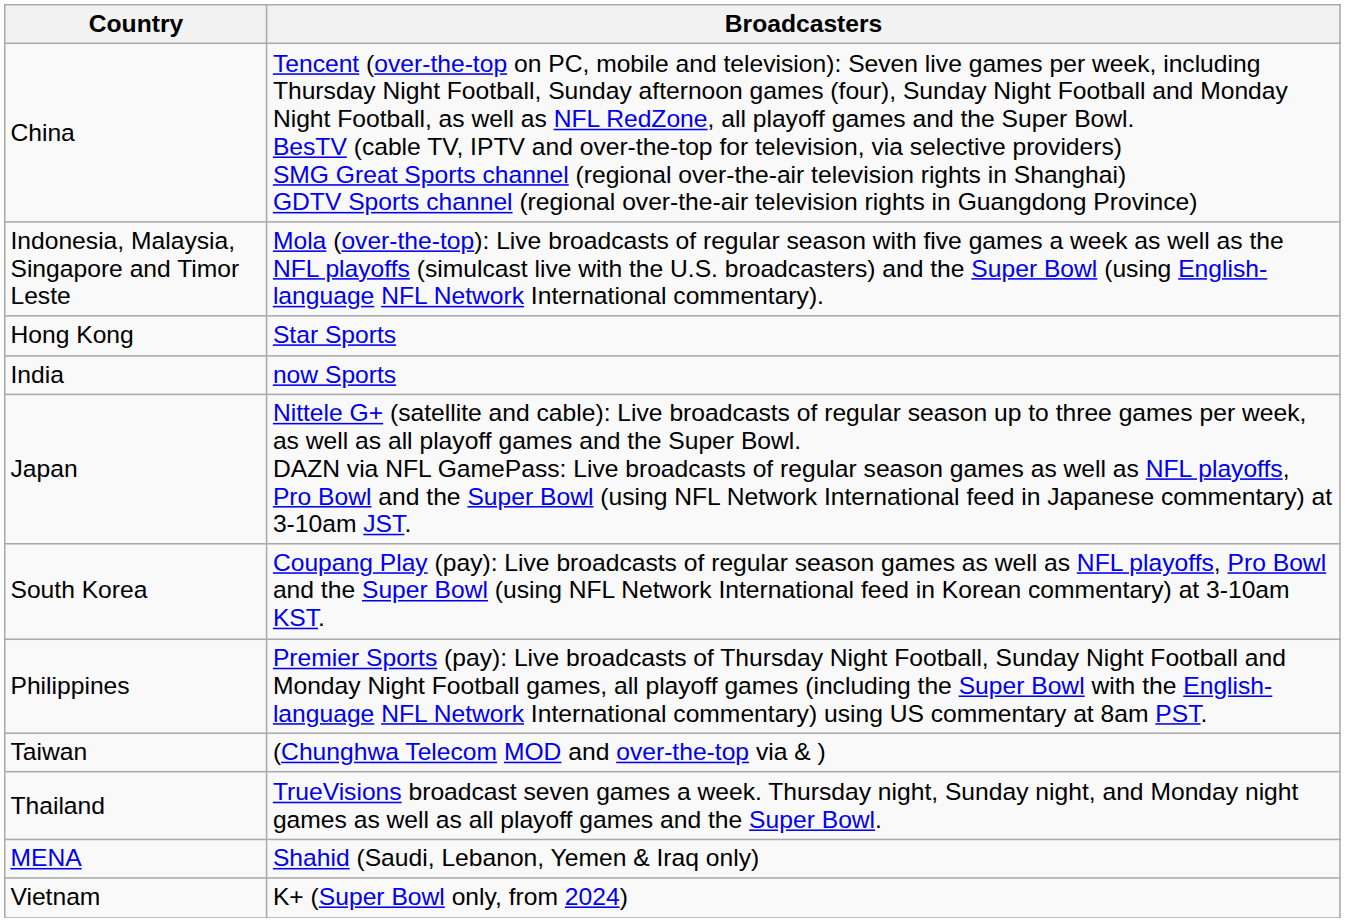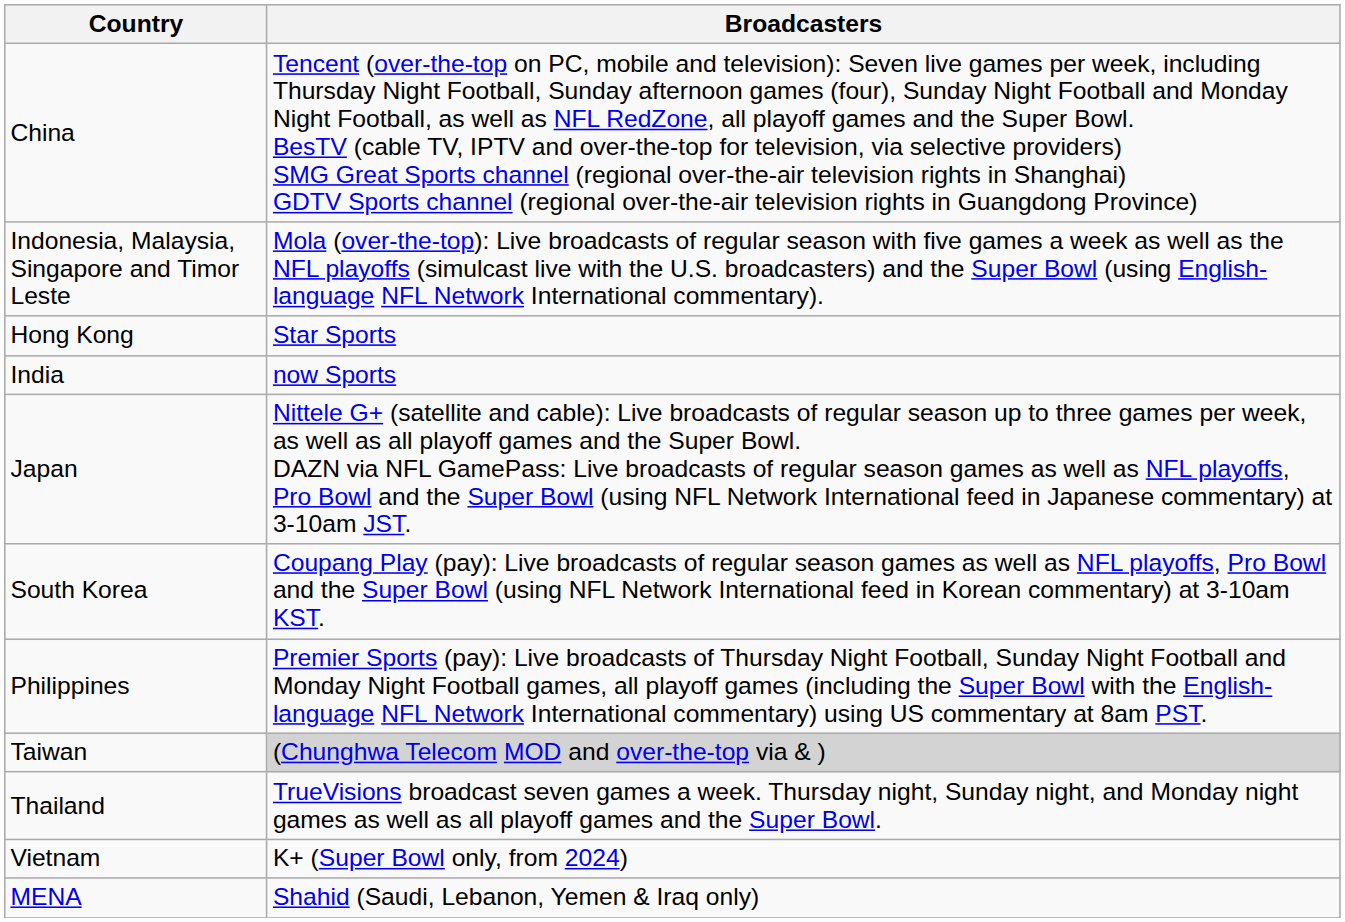(549, 752) no background -> (549, 752) lightgrey background
rows swapped: (55, 897) <-> (46, 858)
